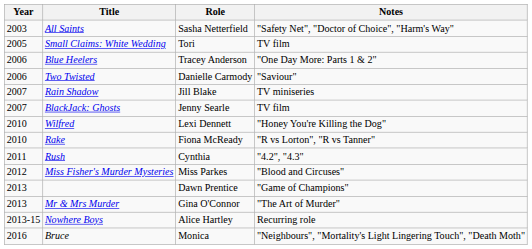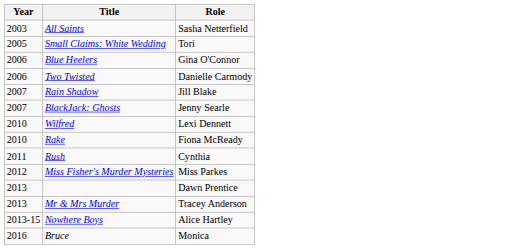- column: (391, 12)
(213, 60) Tracey Anderson -> (209, 60) Gina O'Connor
(209, 204) Gina O'Connor -> (213, 204) Tracey Anderson
